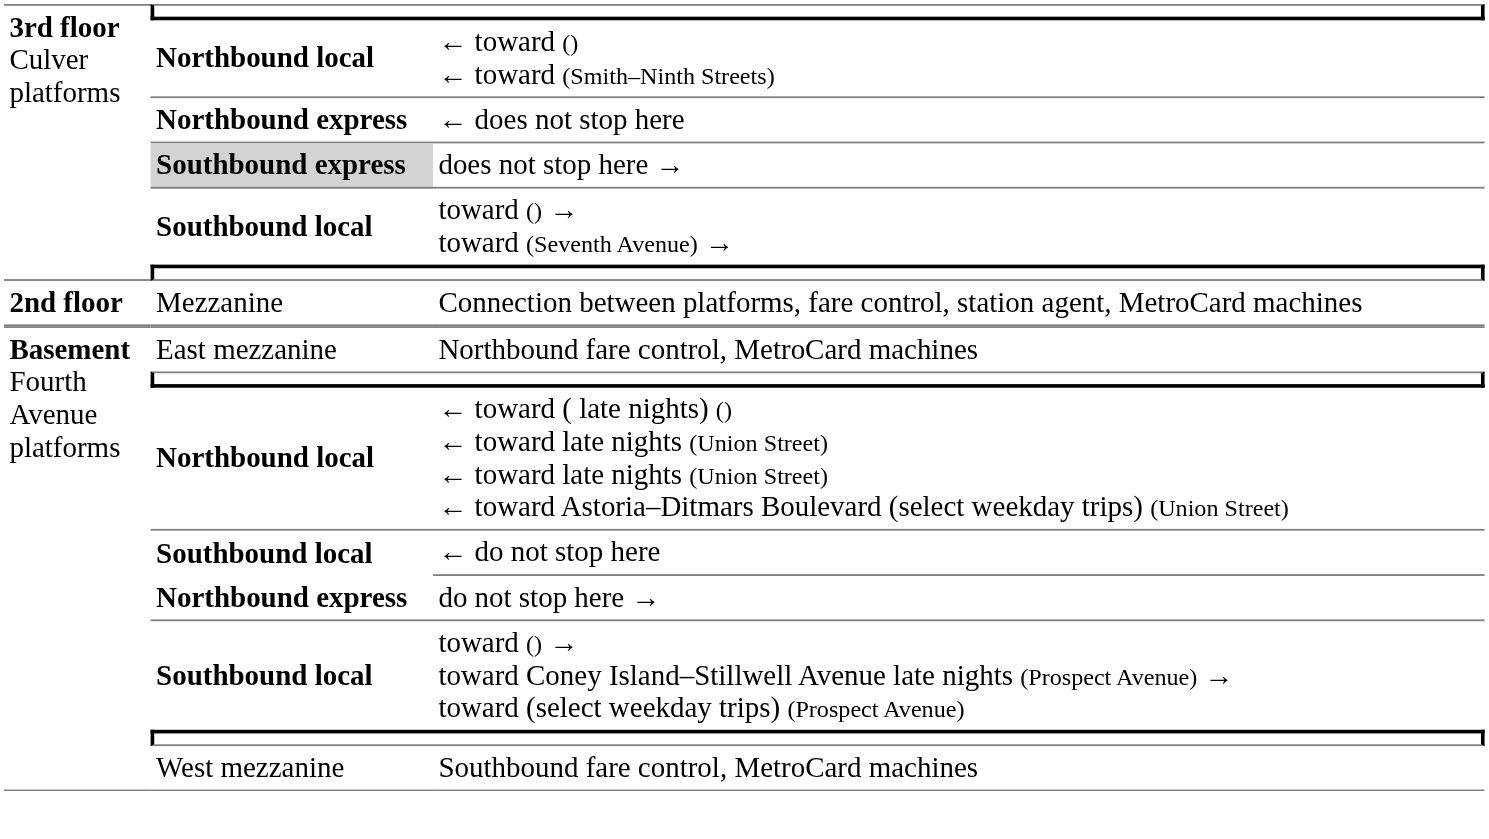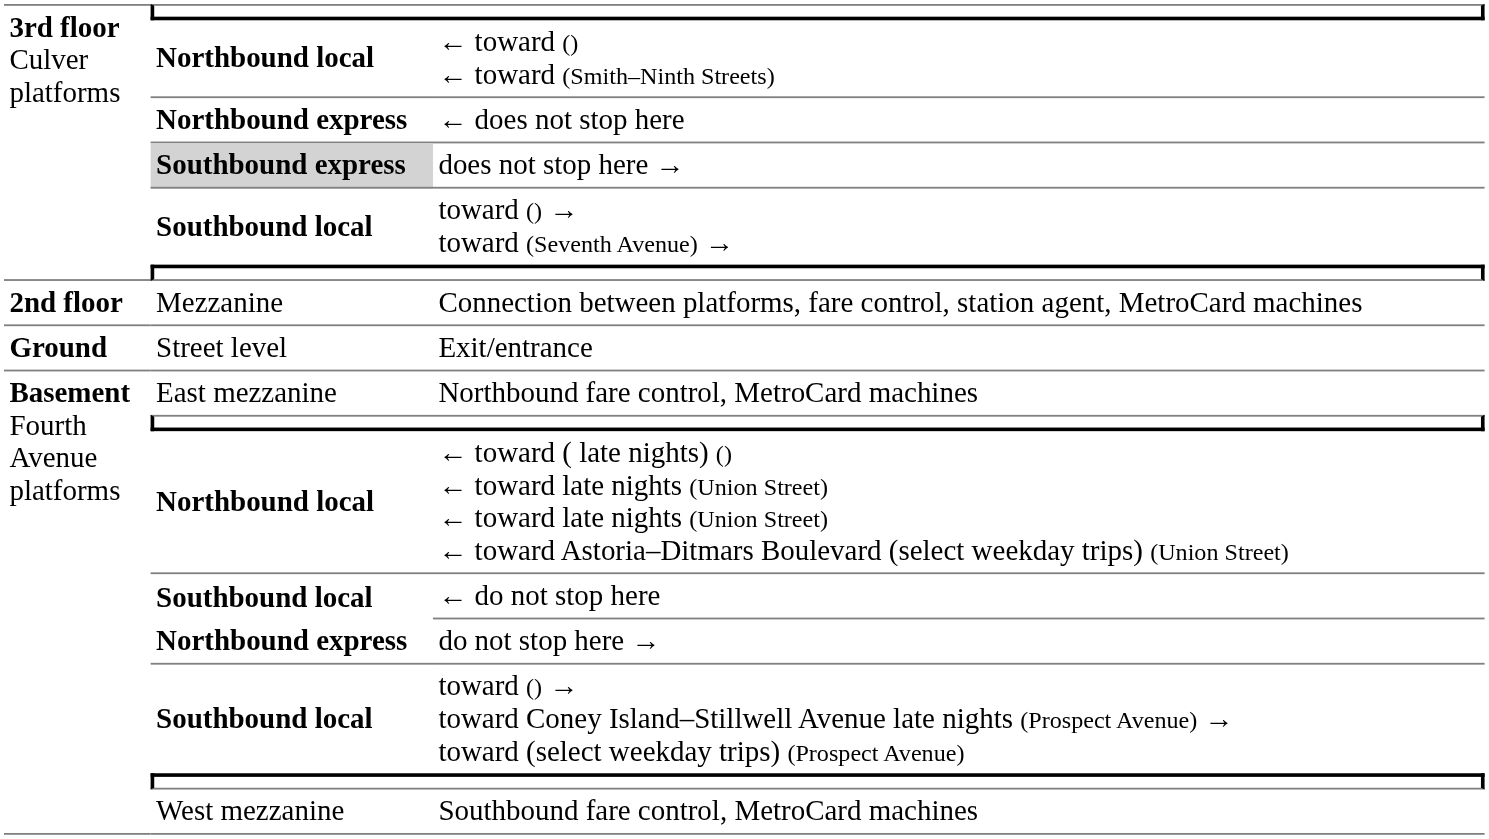+ row: (58, 347)
